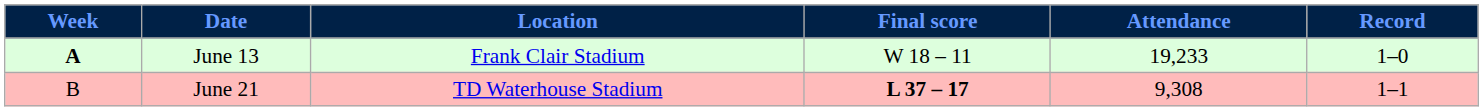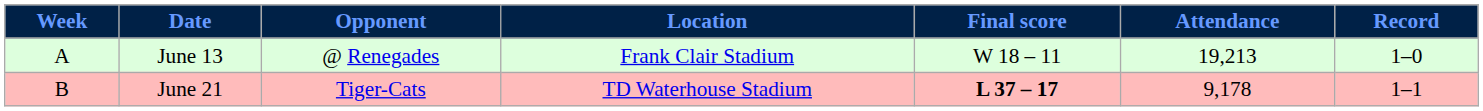+ column: (381, 21)
(73, 55) bold -> (62, 55) normal
(1179, 55) 19,233 -> (1227, 55) 19,213
(1179, 88) 9,308 -> (1227, 88) 9,178
